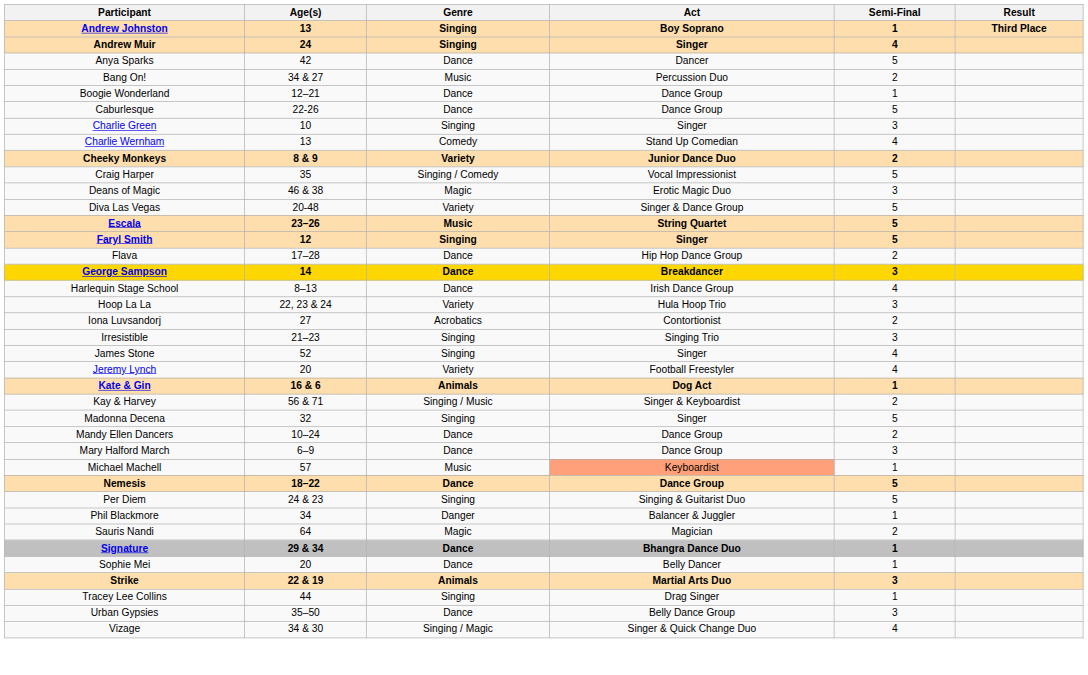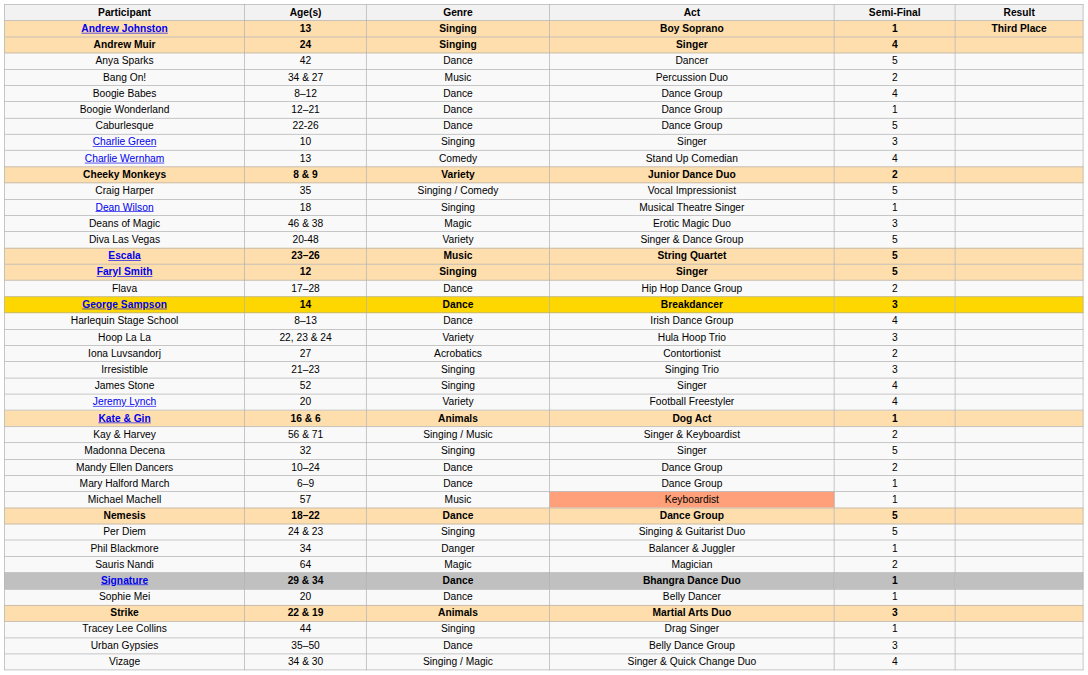+ row: (125, 93)
+ row: (125, 207)
(895, 451) 3 -> (895, 483) 1
